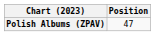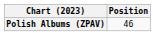(129, 24) 47 -> (129, 24) 46
